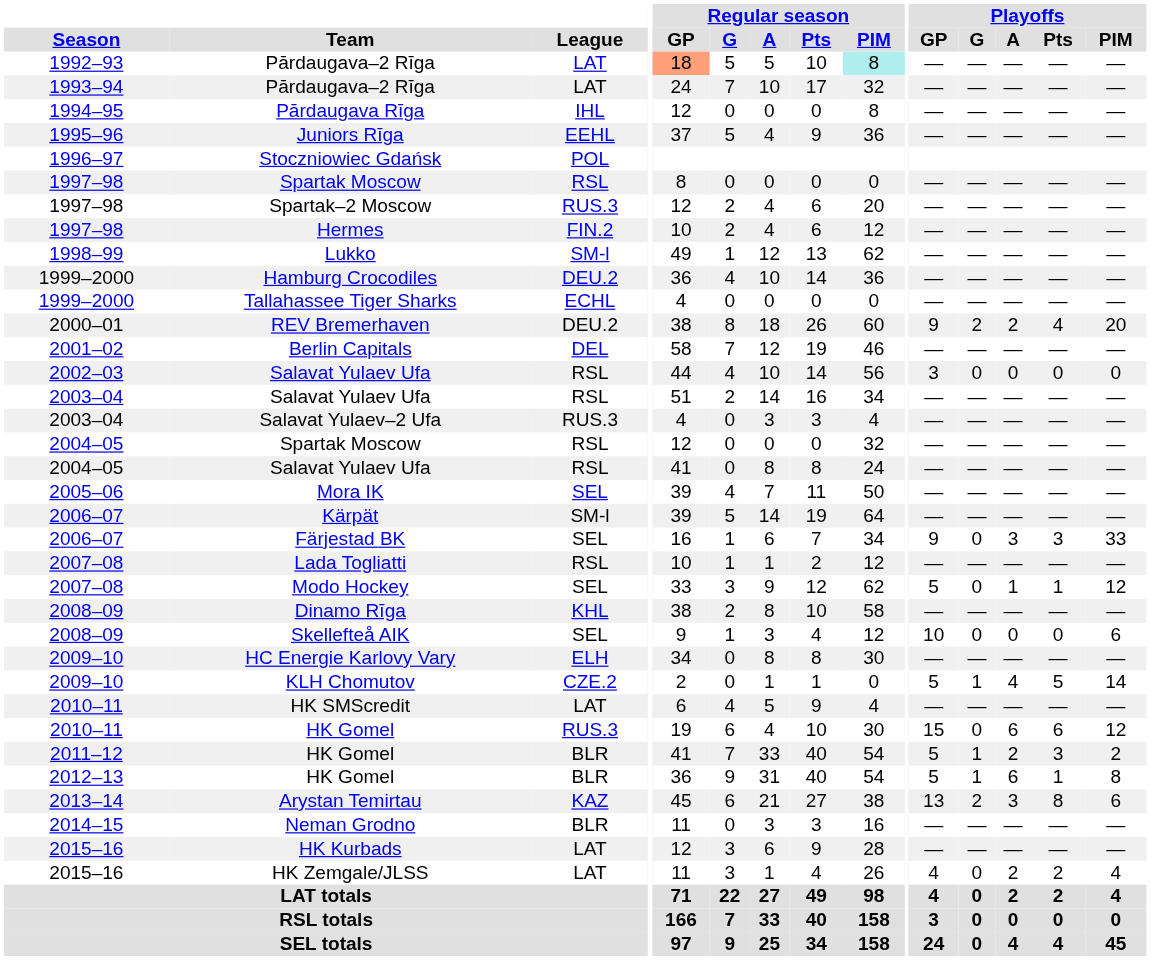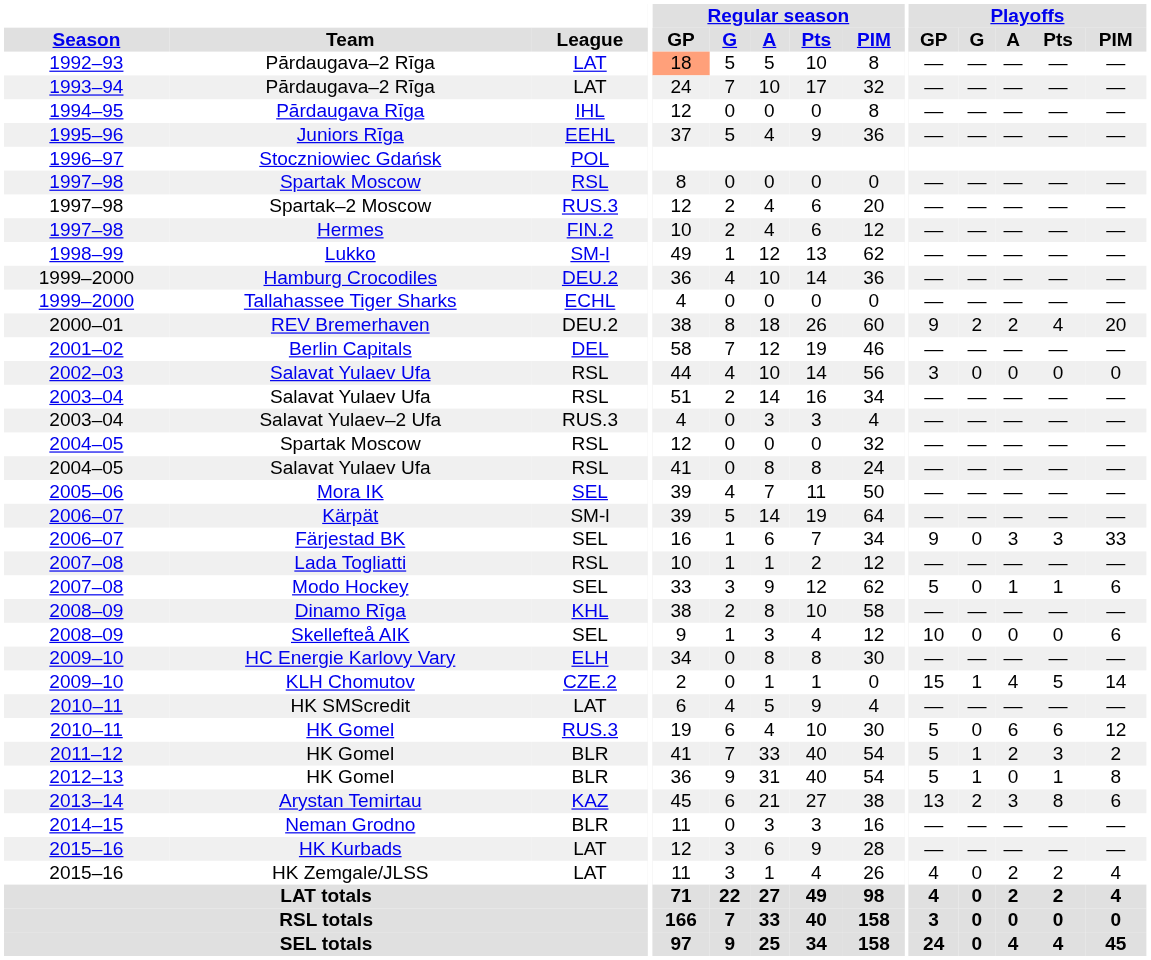(874, 63) paleturquoise background -> (874, 63) no background
(1116, 587) 12 -> (1116, 587) 6
(934, 682) 5 -> (934, 682) 15
(934, 729) 15 -> (934, 729) 5
(1013, 777) 6 -> (1013, 777) 0
